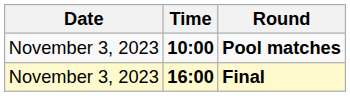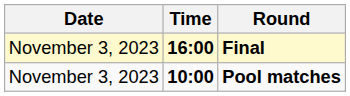rows swapped: (282, 47) <-> (244, 76)
